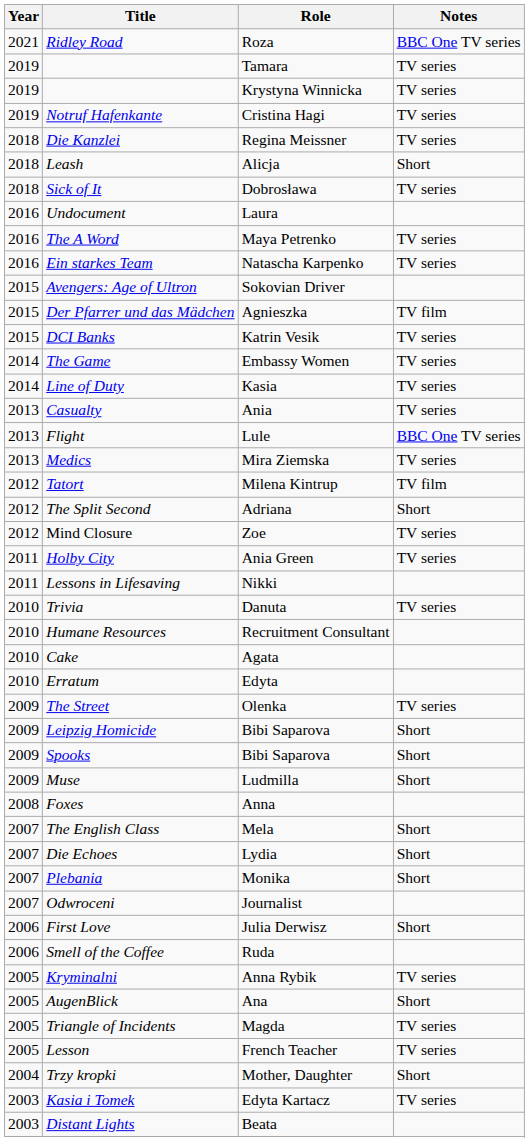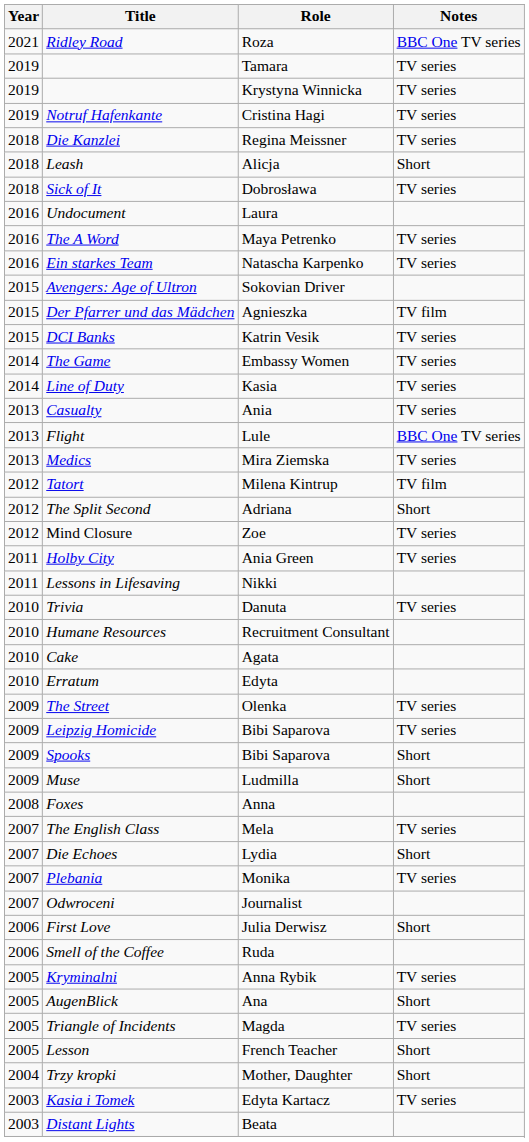(413, 730) Short -> (426, 730) TV series
(413, 829) Short -> (426, 829) TV series
(413, 878) Short -> (426, 878) TV series
(426, 1050) TV series -> (413, 1050) Short
